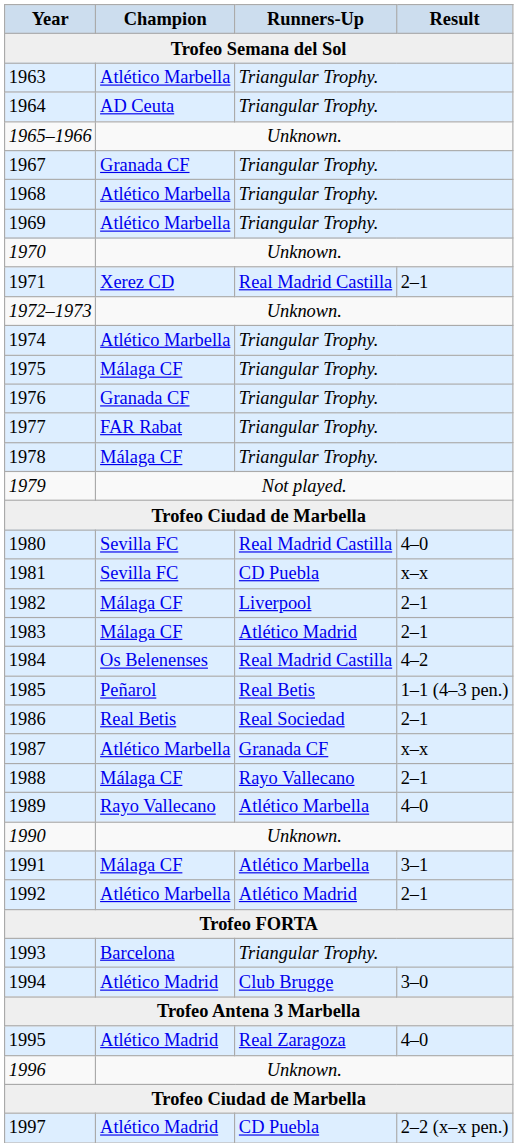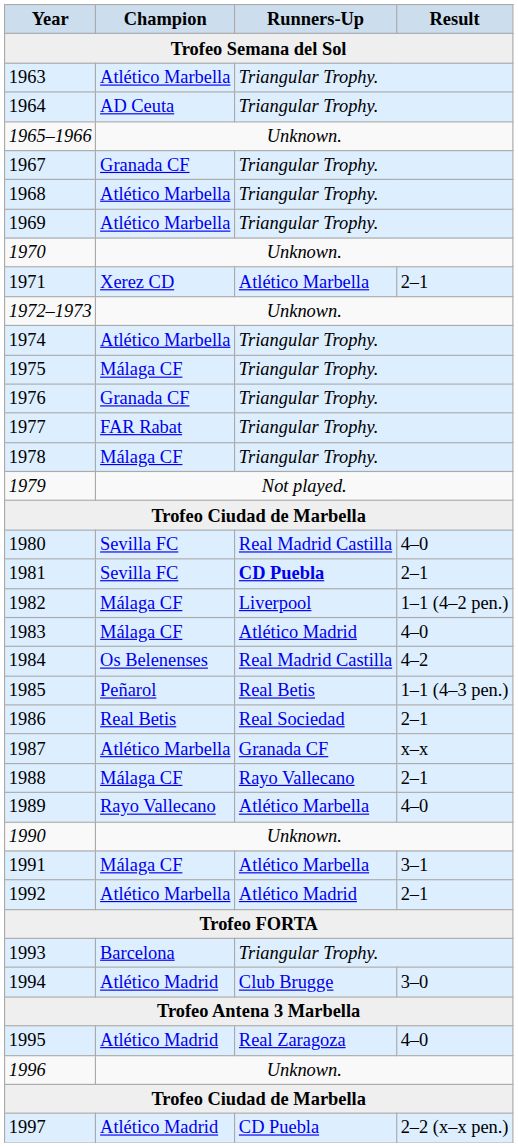(316, 281) Real Madrid Castilla -> (304, 281) Atlético Marbella
(279, 573) normal -> (282, 573) bold
(414, 573) x–x -> (414, 573) 2–1
(414, 602) 2–1 -> (455, 602) 1–1 (4–2 pen.)
(414, 631) 2–1 -> (414, 631) 4–0
